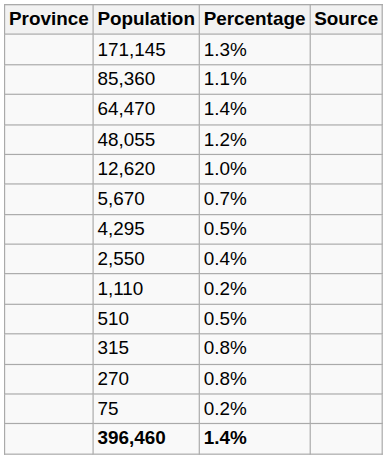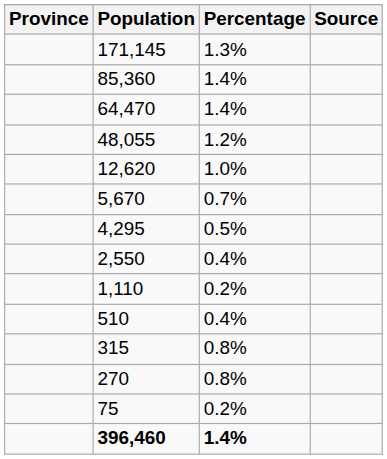(225, 79) 1.1% -> (225, 79) 1.4%
(225, 318) 0.5% -> (225, 318) 0.4%
